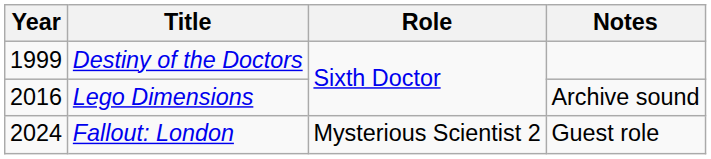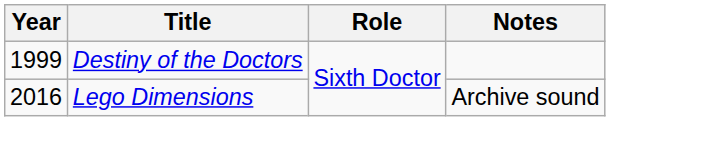- row: (153, 134)
